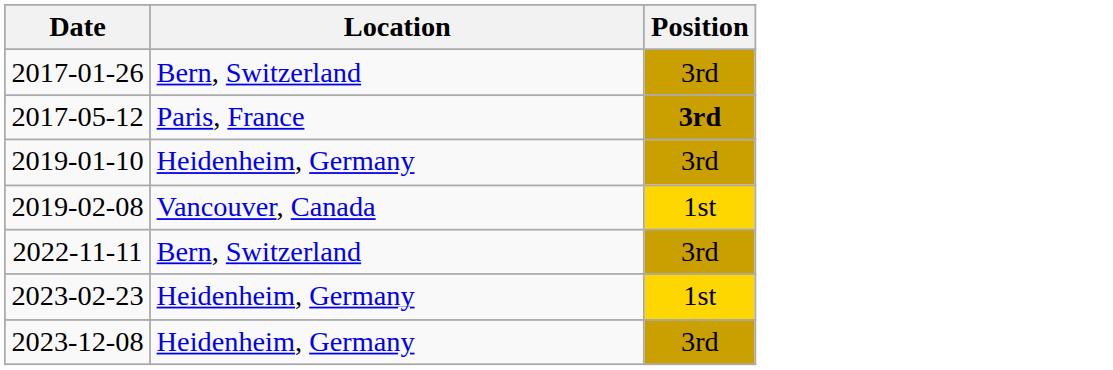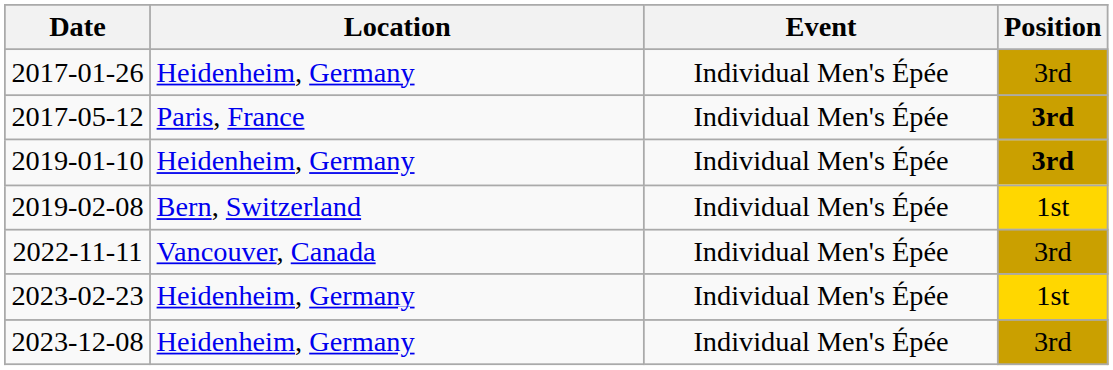+ column: (821, 26)
(259, 71) Bern, Switzerland -> (286, 71) Heidenheim, Germany
(700, 161) normal -> (1053, 161) bold
(266, 206) Vancouver, Canada -> (259, 206) Bern, Switzerland
(259, 251) Bern, Switzerland -> (266, 251) Vancouver, Canada
